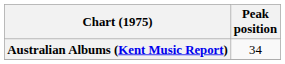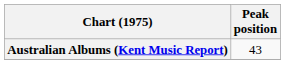(255, 49) 34 -> (255, 49) 43
